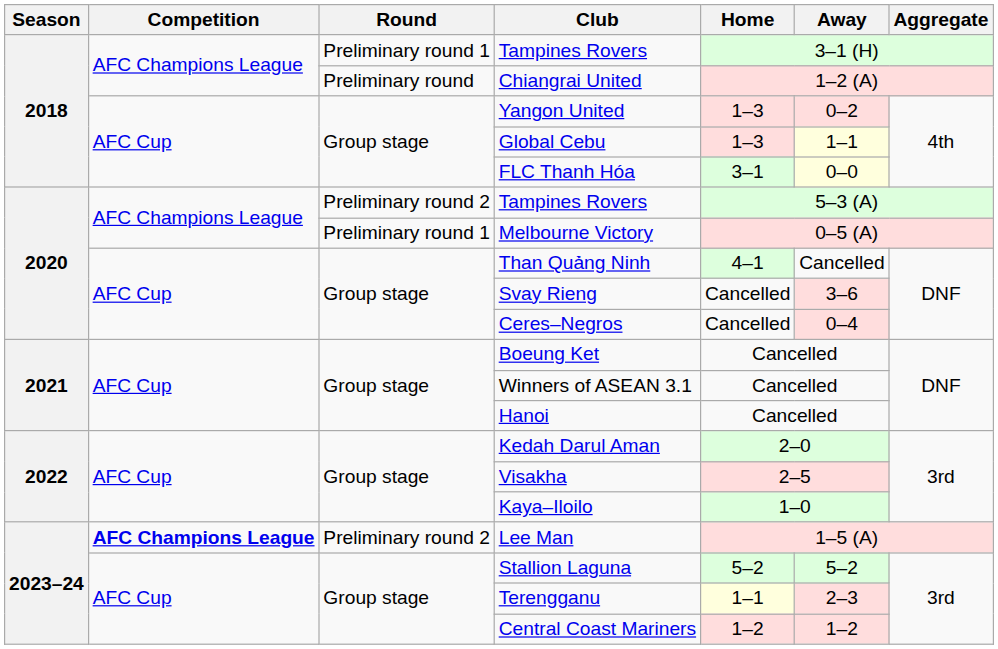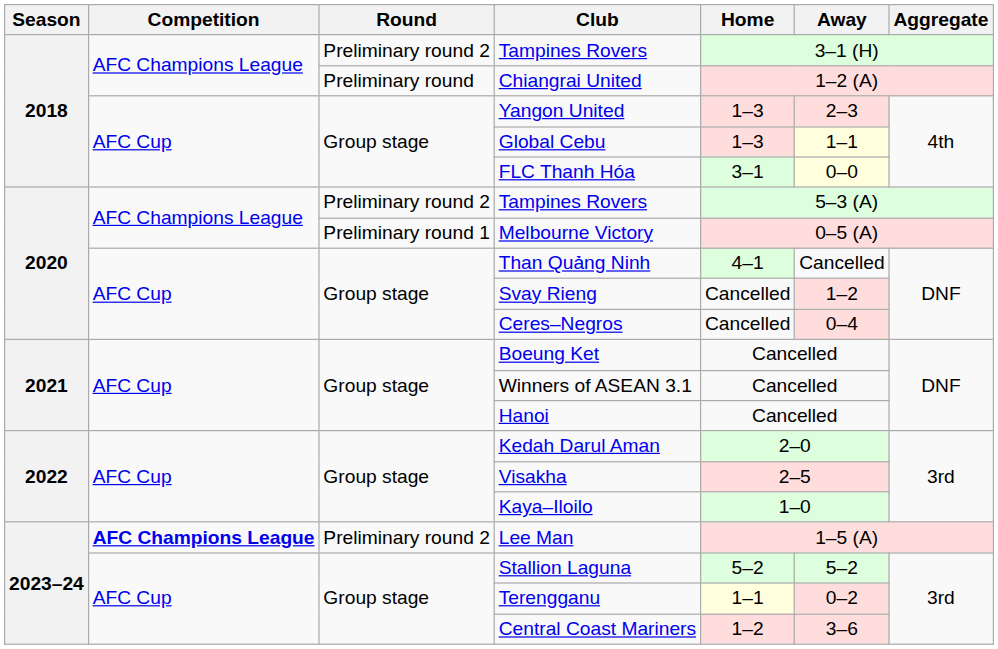(407, 50) Preliminary round 1 -> (407, 50) Preliminary round 2
(842, 111) 0–2 -> (842, 111) 2–3
(842, 293) 3–6 -> (842, 293) 1–2
(842, 598) 2–3 -> (842, 598) 0–2
(842, 628) 1–2 -> (842, 628) 3–6
